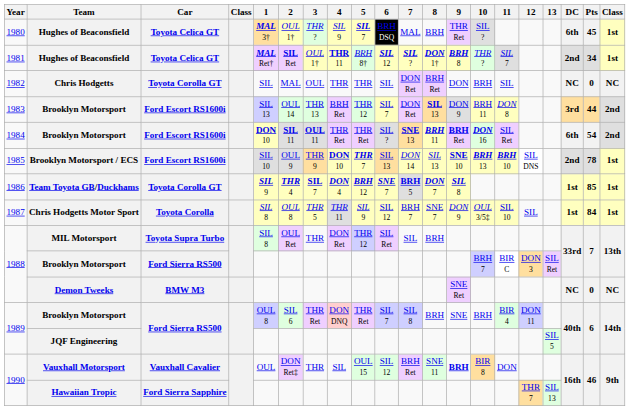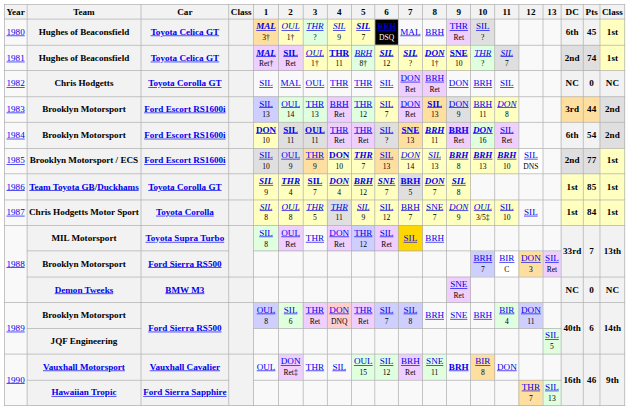(459, 57) BRH 8 -> (459, 57) SNE 10
(592, 57) 34 -> (592, 57) 74
(459, 160) SNE 10 -> (459, 160) BRH 8
(592, 160) 78 -> (592, 160) 77
(410, 238) no background -> (410, 238) gold background
